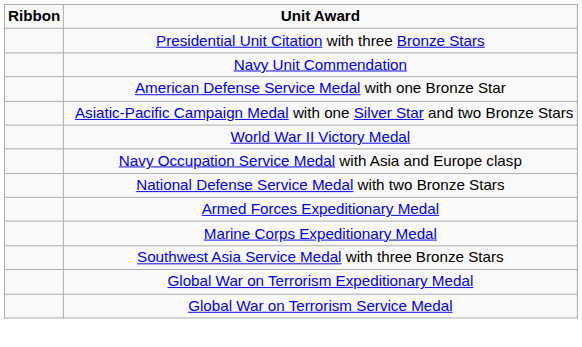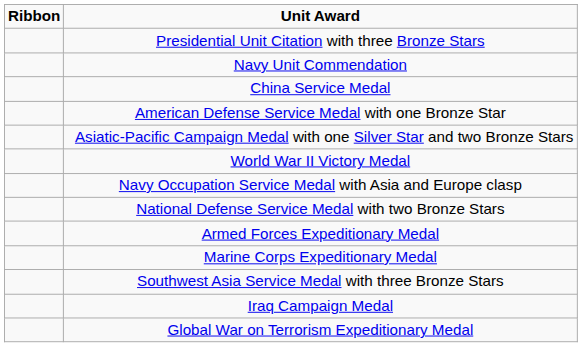+ row: (320, 88)
+ row: (320, 305)
- row: (320, 305)
